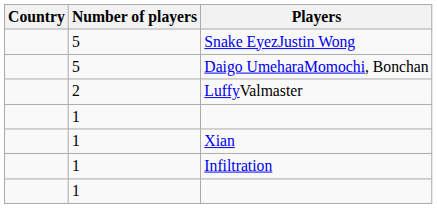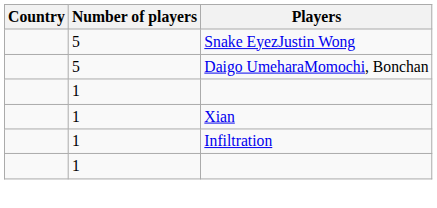- row: (76, 91)
